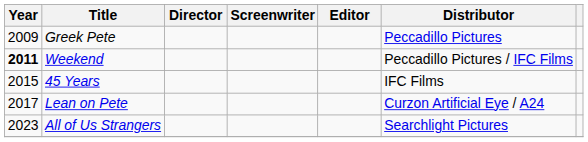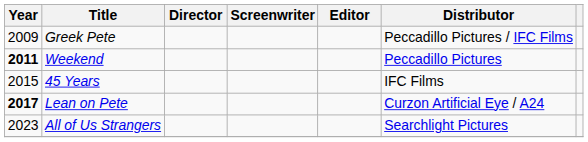(443, 37) Peccadillo Pictures -> (479, 37) Peccadillo Pictures / IFC Films
(479, 59) Peccadillo Pictures / IFC Films -> (443, 59) Peccadillo Pictures
(23, 103) normal -> (23, 103) bold
